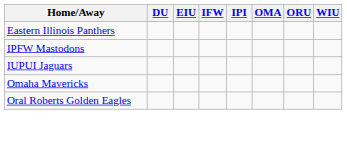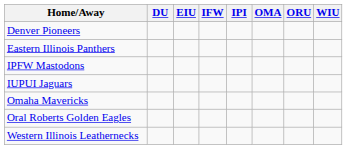+ row: (44, 30)
+ row: (73, 135)
